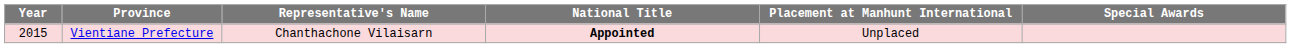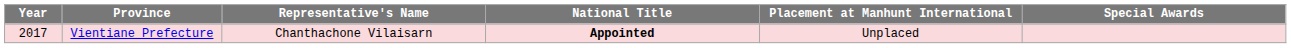(33, 33) 2015 -> (33, 33) 2017
